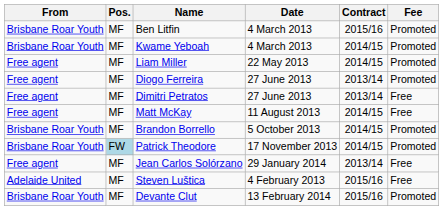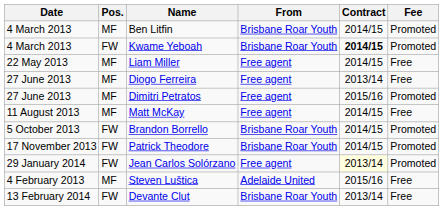columns swapped: (292, 12) <-> (55, 12)
(364, 29) 2015/16 -> (364, 29) 2014/15
(116, 46) MF -> (110, 46) FW
(364, 46) normal -> (364, 46) bold
(413, 63) Promoted -> (401, 63) Free
(413, 79) Promoted -> (401, 79) Free
(364, 96) 2013/14 -> (364, 96) 2015/16
(401, 96) Free -> (413, 96) Promoted
(116, 130) MF -> (110, 130) FW
(117, 146) lightblue background -> (110, 146) no background
(116, 163) MF -> (110, 163) FW
(364, 163) no background -> (364, 163) lightyellow background
(401, 163) Free -> (413, 163) Promoted
(116, 197) MF -> (110, 197) FW
(364, 197) 2015/16 -> (364, 197) 2013/14
(413, 197) Promoted -> (401, 197) Free
